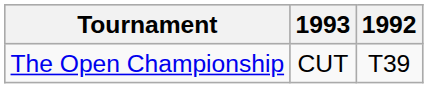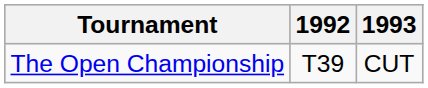columns swapped: (389, 24) <-> (323, 24)
